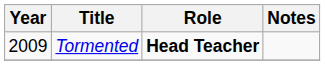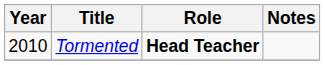(28, 45) 2009 -> (28, 45) 2010
